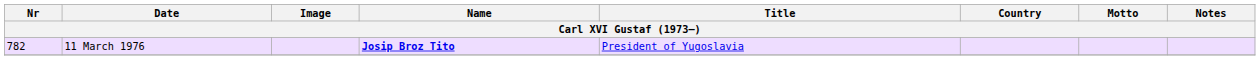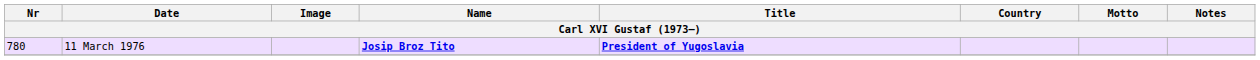(16, 46) 782 -> (16, 46) 780
(673, 46) normal -> (673, 46) bold
